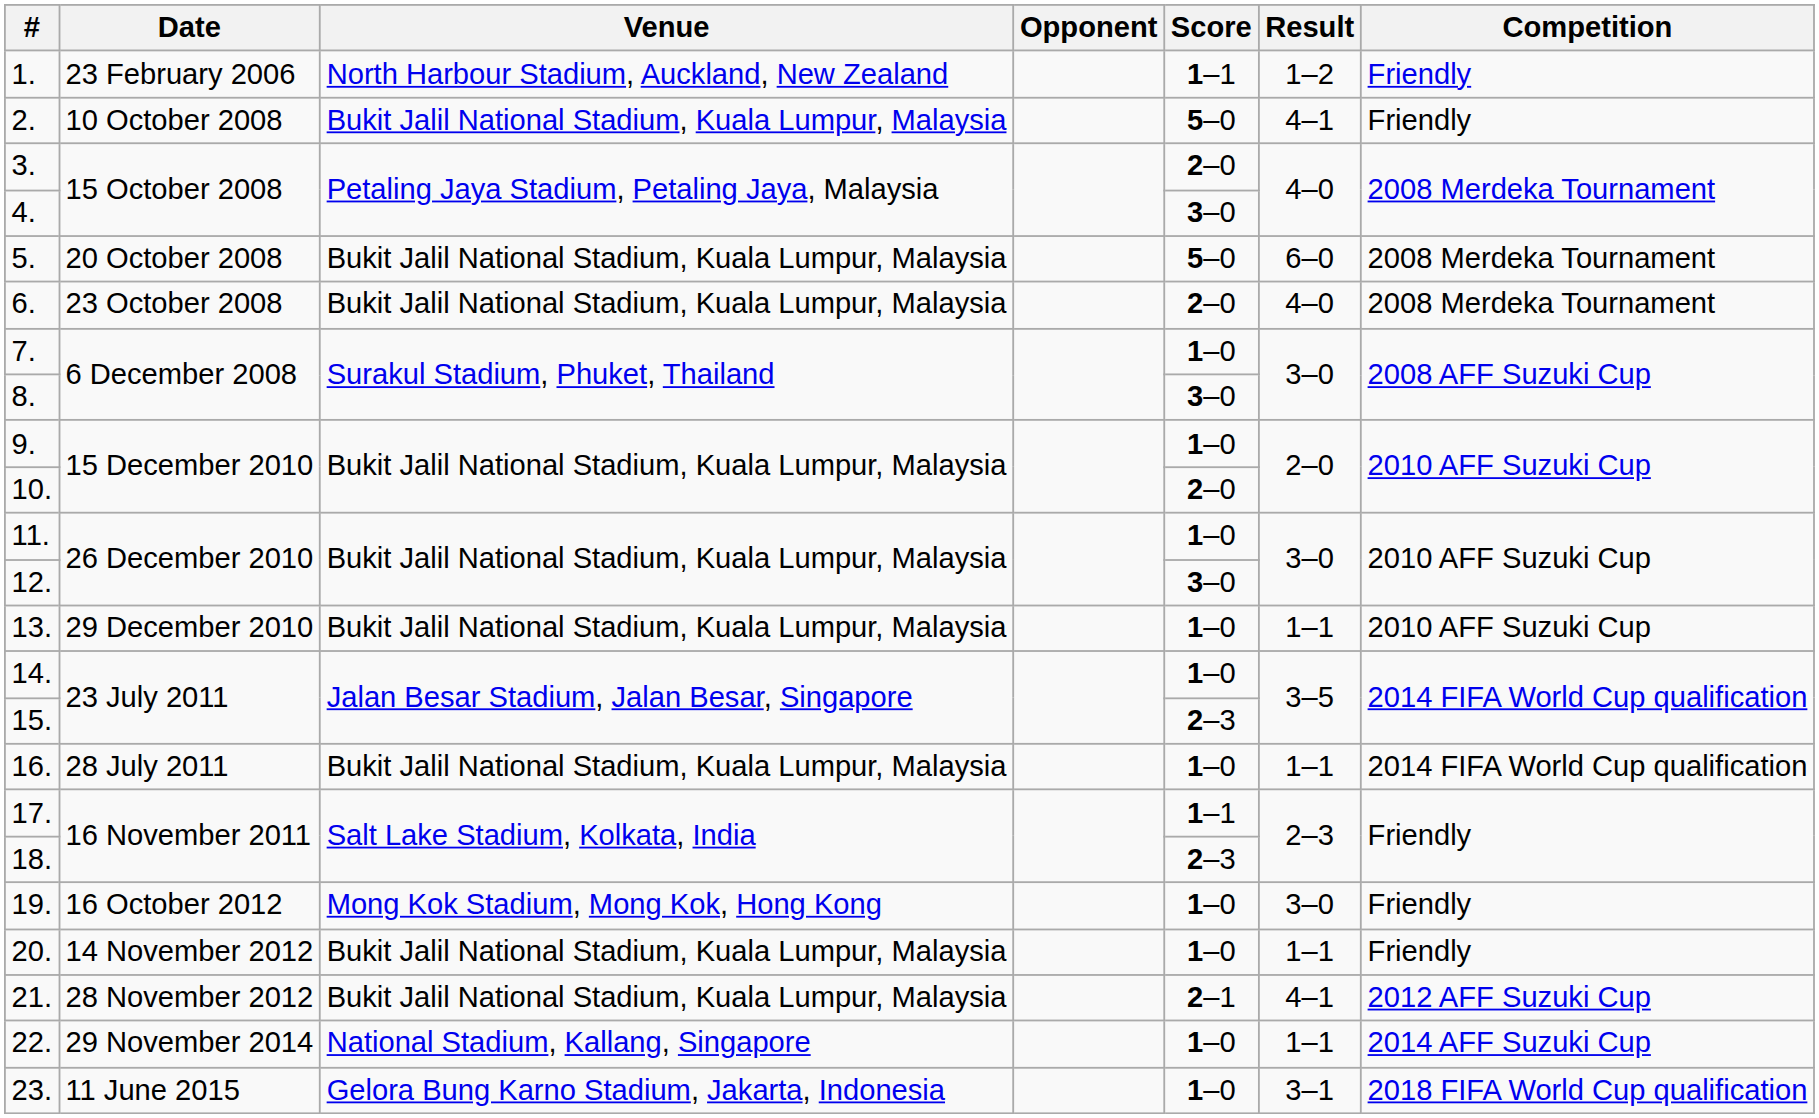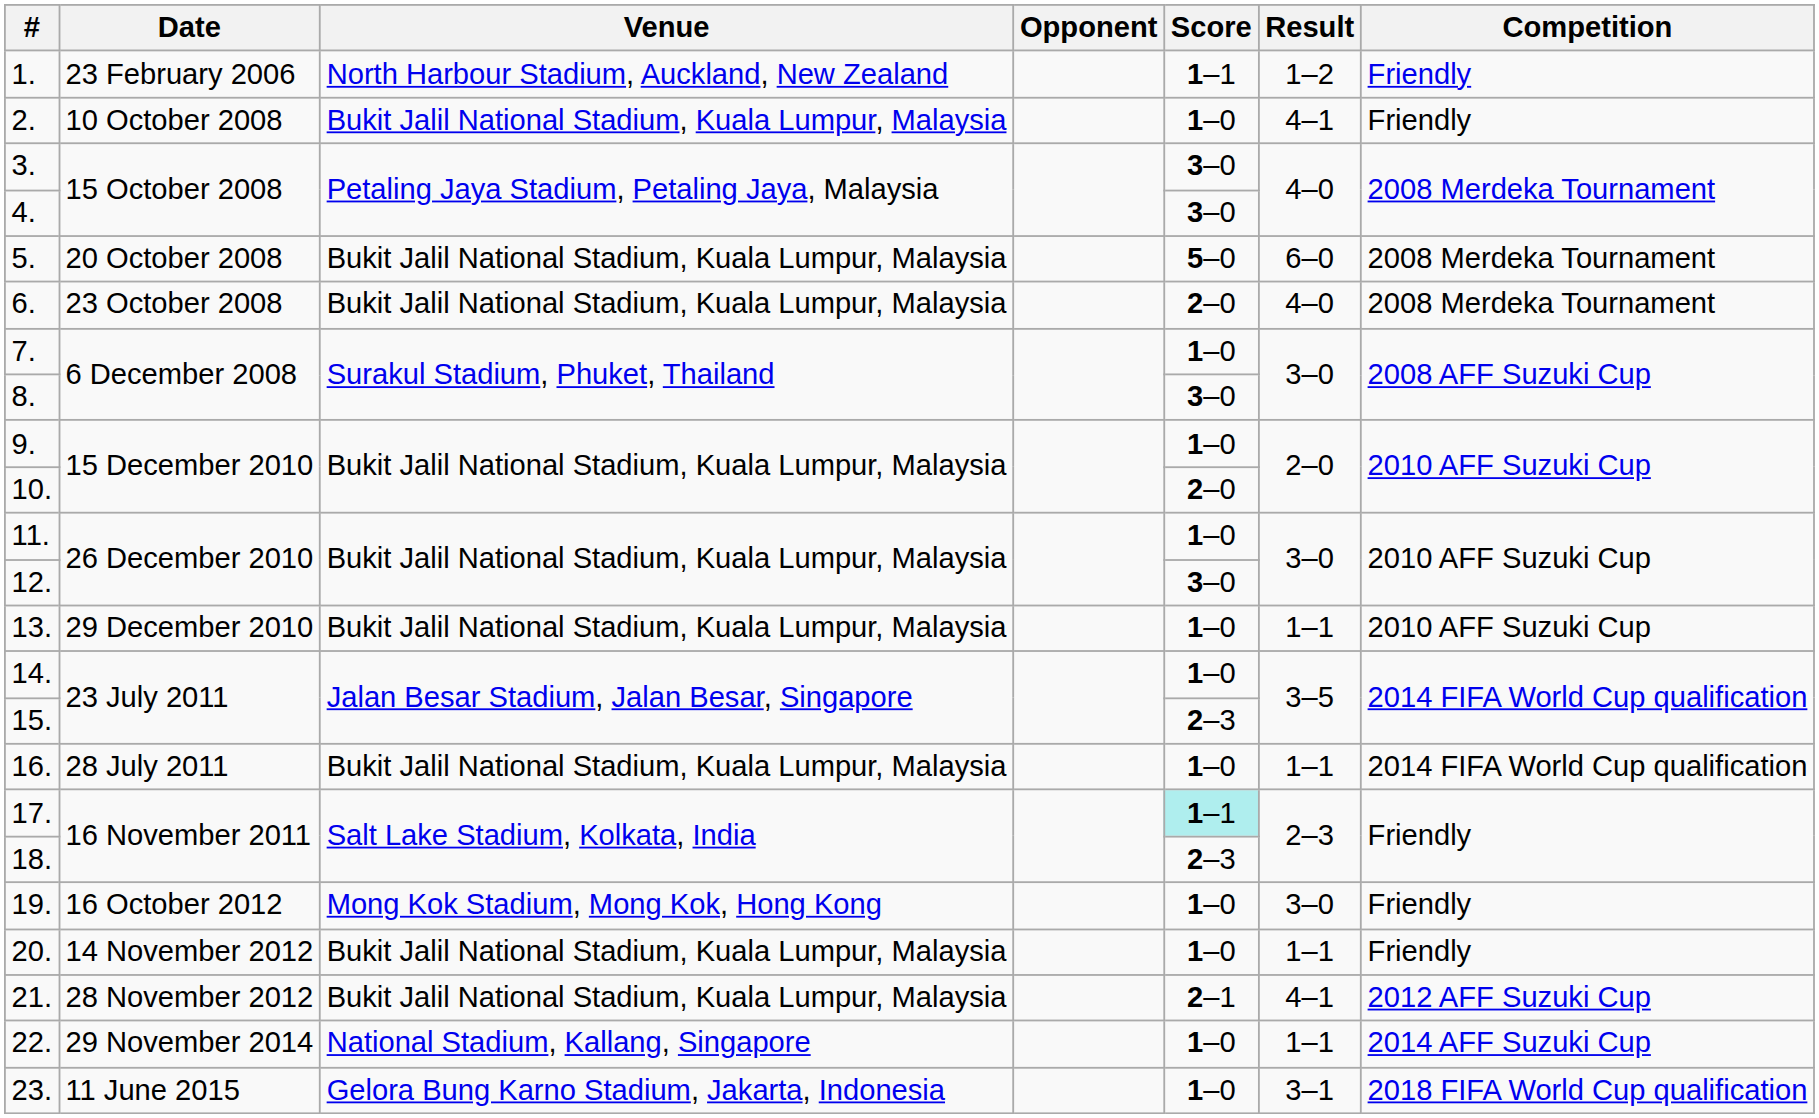(1211, 119) 5–0 -> (1211, 119) 1–0
(1211, 166) 2–0 -> (1211, 166) 3–0
(1211, 812) no background -> (1211, 812) paleturquoise background
